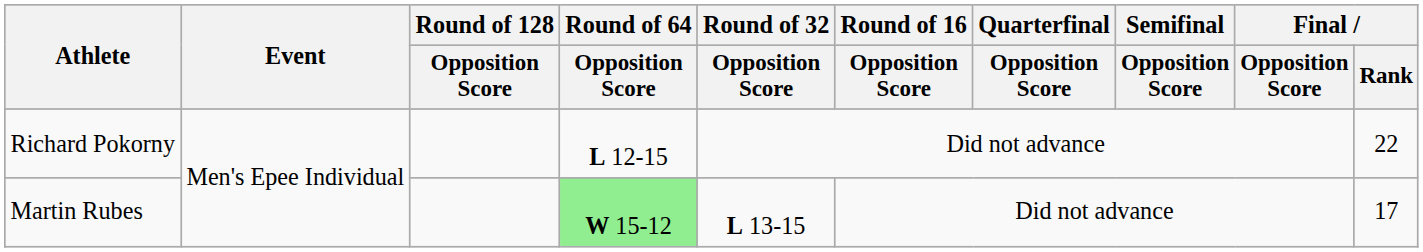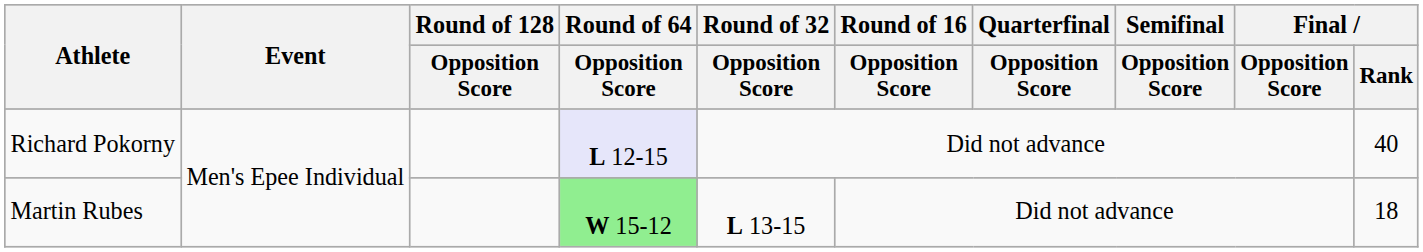(628, 157) no background -> (628, 157) lavender background
(1386, 143) 22 -> (1386, 143) 40
(1386, 212) 17 -> (1386, 212) 18
